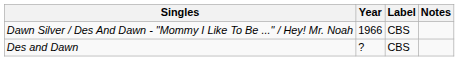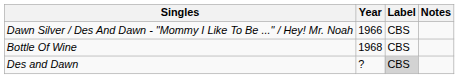+ row: (42, 47)
(399, 47) no background -> (399, 64) lightgrey background
